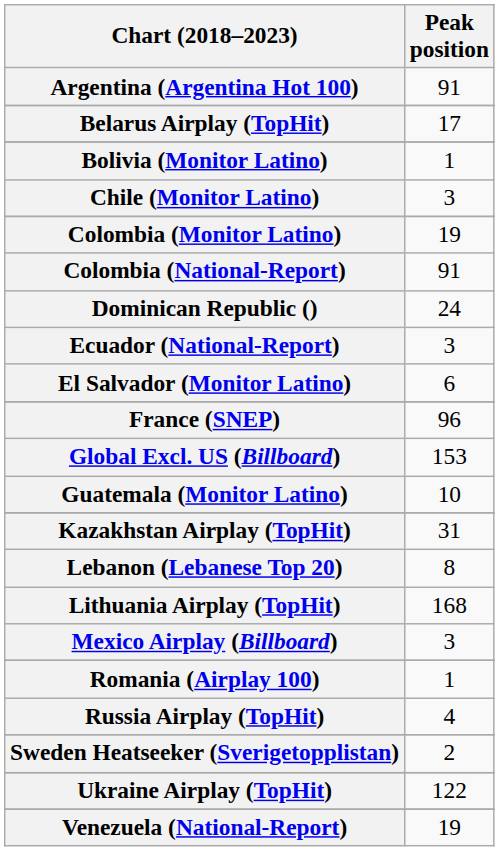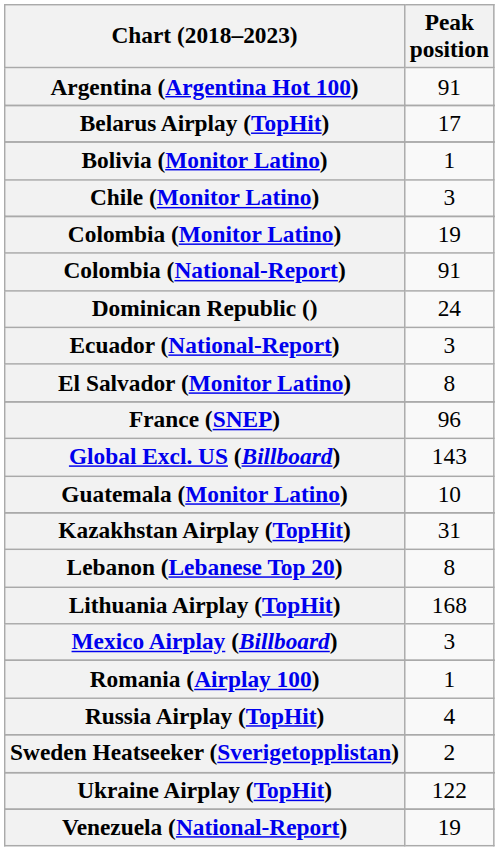(449, 382) 6 -> (449, 382) 8
(449, 456) 153 -> (449, 456) 143
